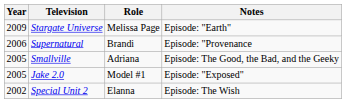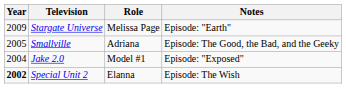- row: (57, 43)
(17, 75) 2005 -> (17, 59) 2004
(17, 91) normal -> (17, 75) bold
